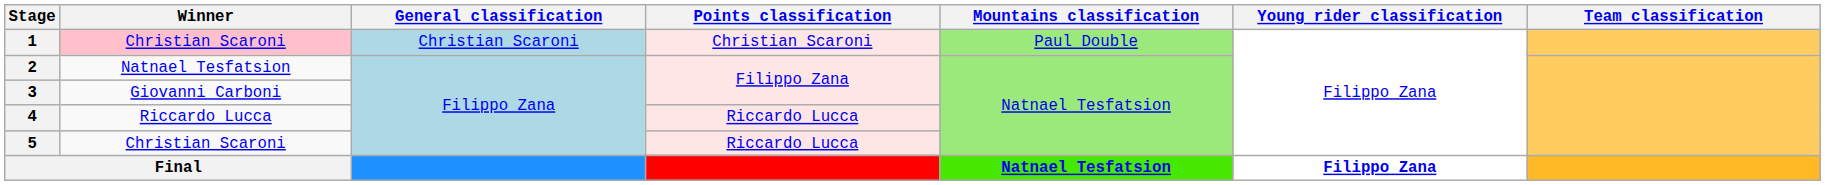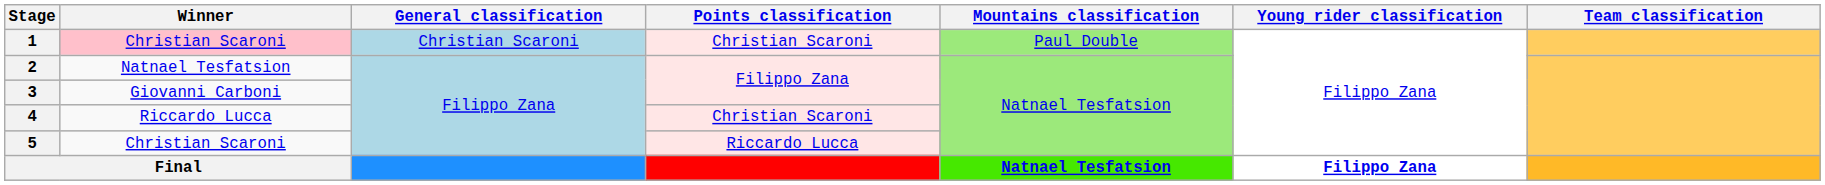(792, 118) Riccardo Lucca -> (792, 118) Christian Scaroni
